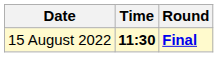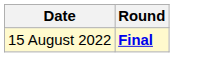- column: (137, 16)
